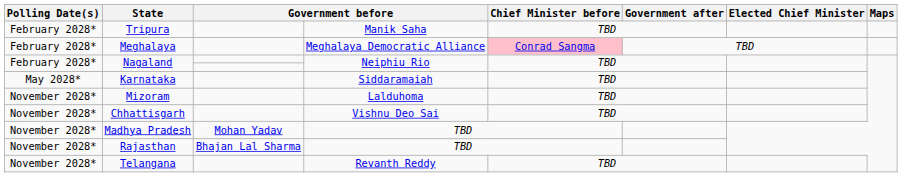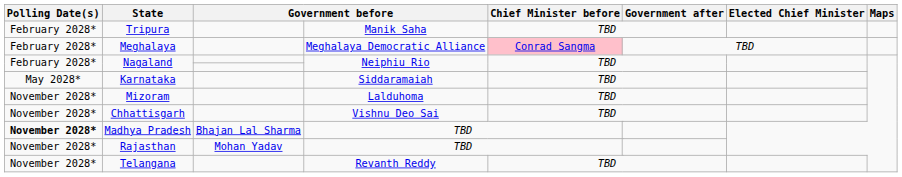(53, 130) normal -> (53, 130) bold
(248, 130) Mohan Yadav -> (248, 130) Bhajan Lal Sharma
(248, 147) Bhajan Lal Sharma -> (248, 147) Mohan Yadav
